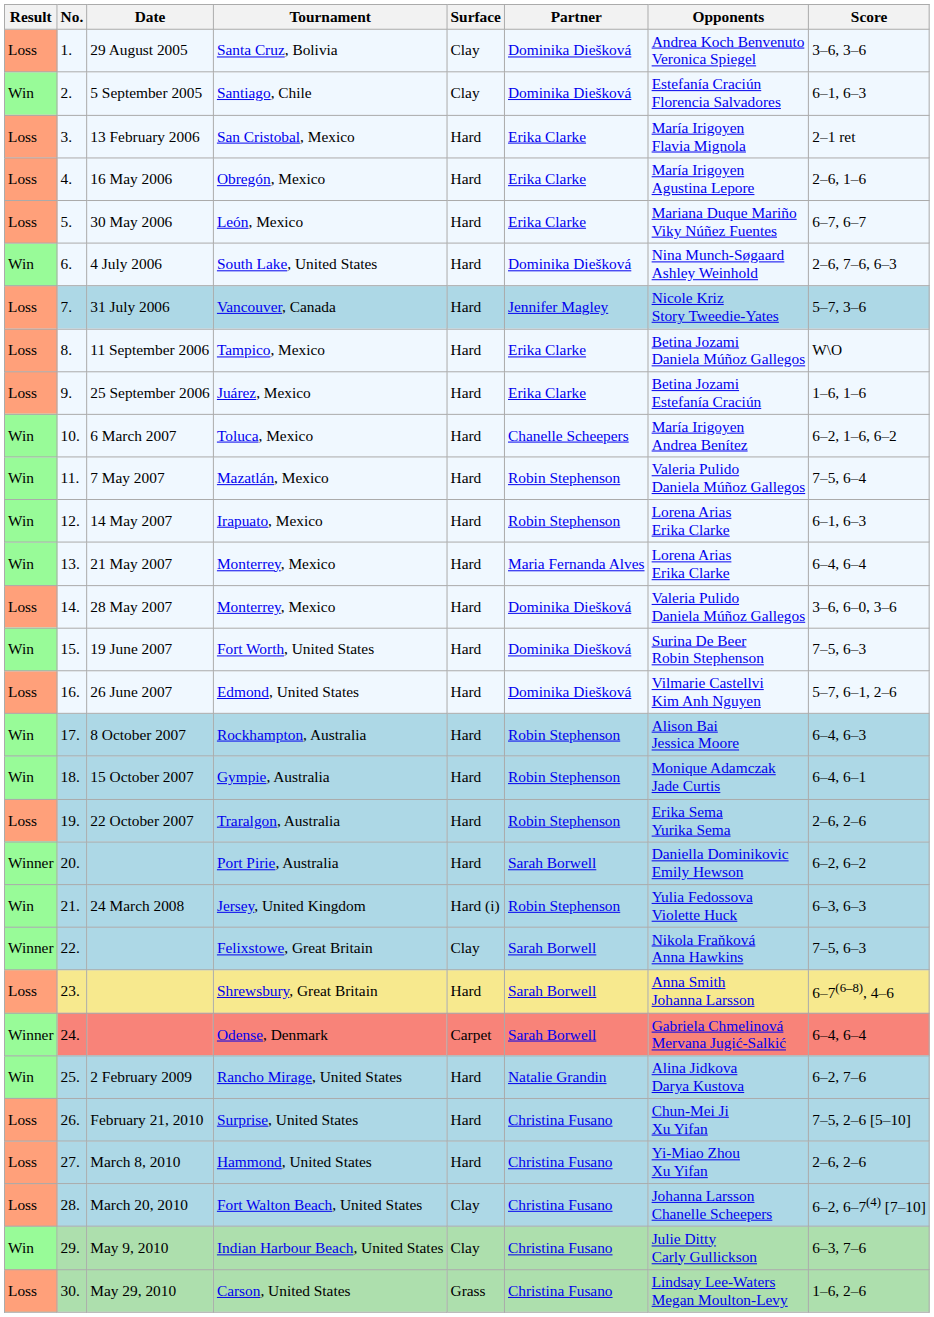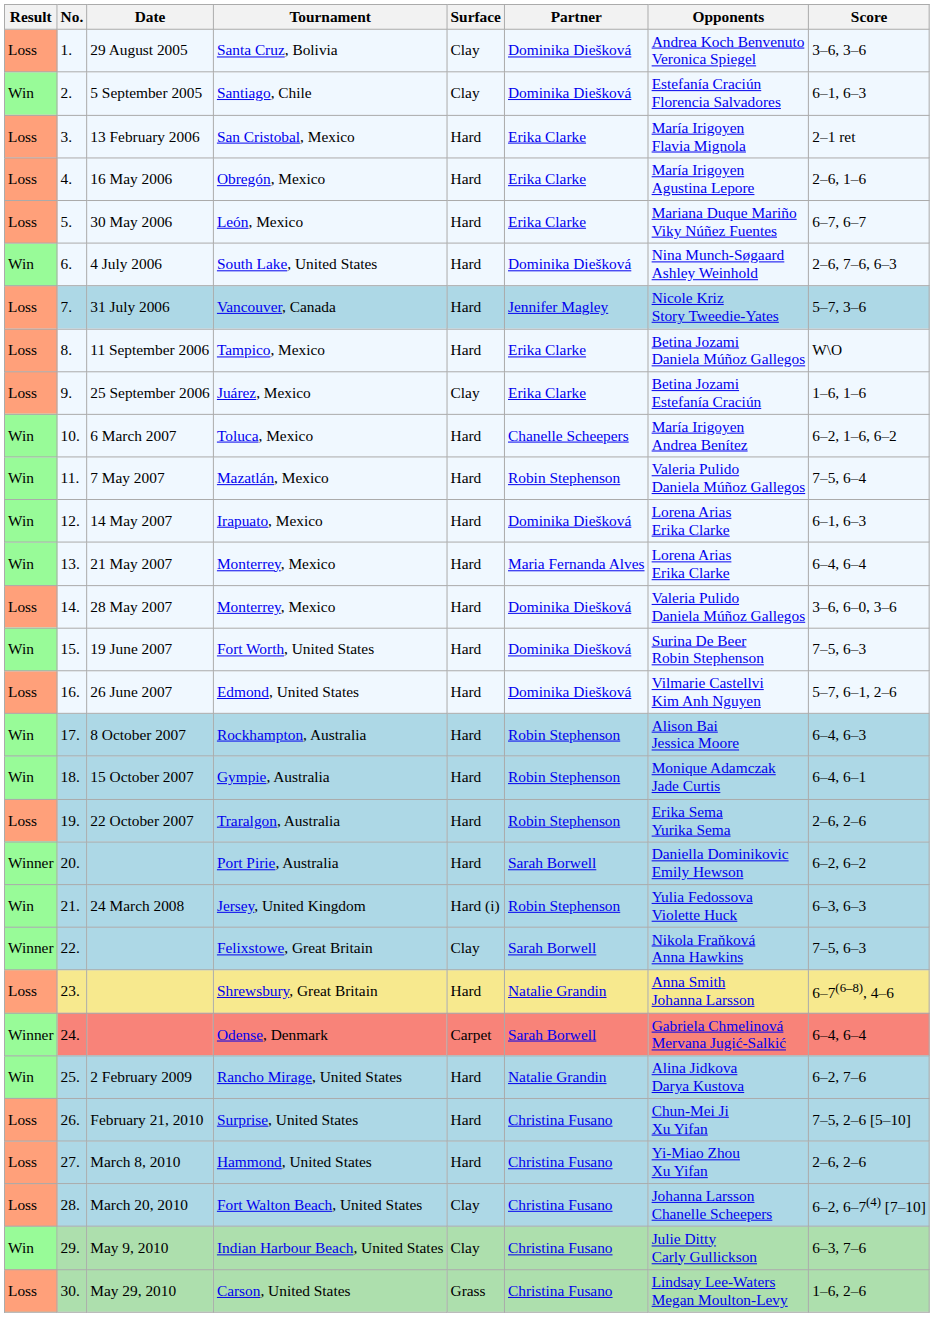(466, 392) Hard -> (465, 392) Clay
(564, 520) Robin Stephenson -> (570, 520) Dominika Diešková
(552, 990) Sarah Borwell -> (557, 990) Natalie Grandin
